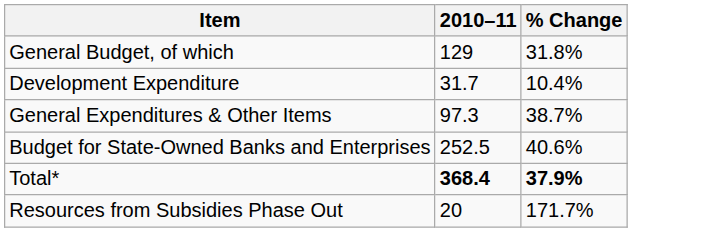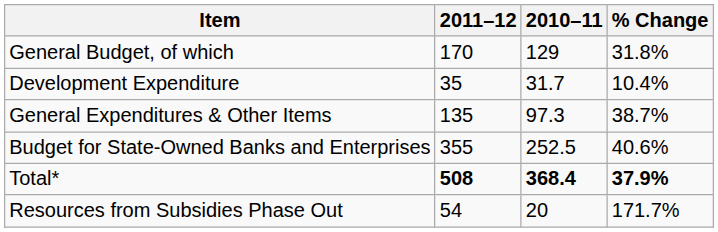+ column: (478, 20)
